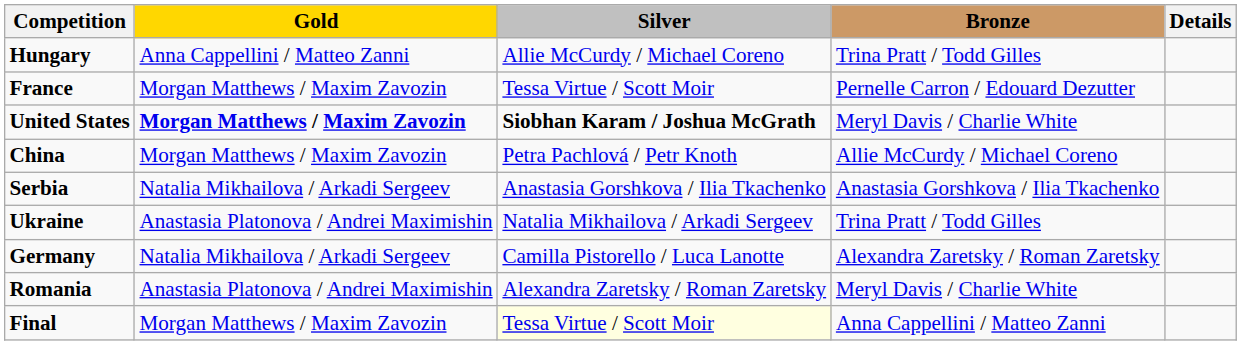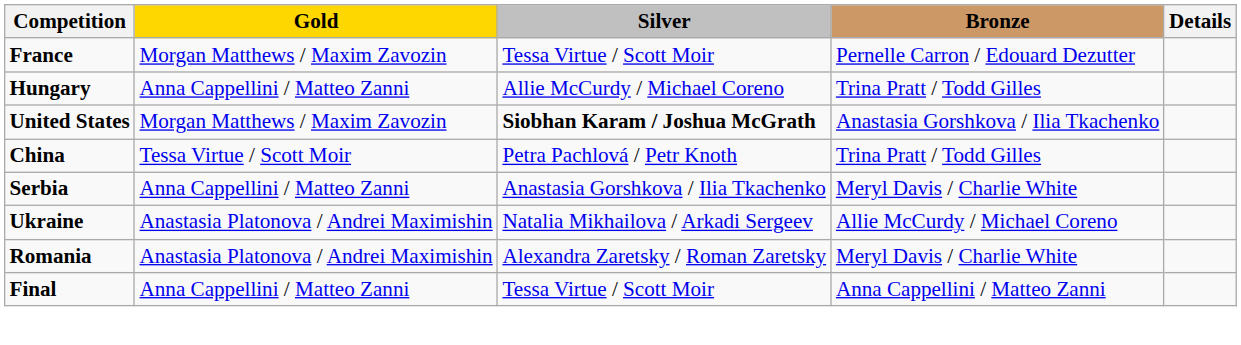rows swapped: (41, 88) <-> (50, 54)
(303, 121) bold -> (293, 121) normal
(957, 121) Meryl Davis / Charlie White -> (998, 121) Anastasia Gorshkova / Ilia Tkachenko
(293, 155) Morgan Matthews / Maxim Zavozin -> (245, 155) Tessa Virtue / Scott Moir
(977, 155) Allie McCurdy / Michael Coreno -> (938, 155) Trina Pratt / Todd Gilles
(295, 188) Natalia Mikhailova / Arkadi Sergeev -> (274, 188) Anna Cappellini / Matteo Zanni
(998, 188) Anastasia Gorshkova / Ilia Tkachenko -> (957, 188) Meryl Davis / Charlie White
(938, 222) Trina Pratt / Todd Gilles -> (977, 222) Allie McCurdy / Michael Coreno
- row: (52, 255)
(293, 322) Morgan Matthews / Maxim Zavozin -> (274, 289) Anna Cappellini / Matteo Zanni
(608, 322) lightyellow background -> (608, 289) no background
